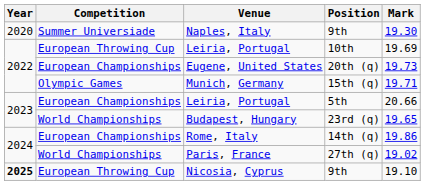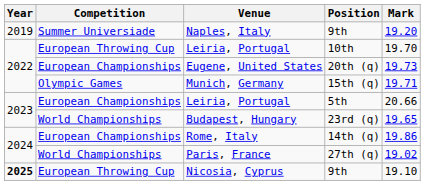(20, 31) 2020 -> (20, 31) 2019
(401, 31) 19.30 -> (401, 31) 19.20
(401, 48) 19.69 -> (401, 48) 19.70
